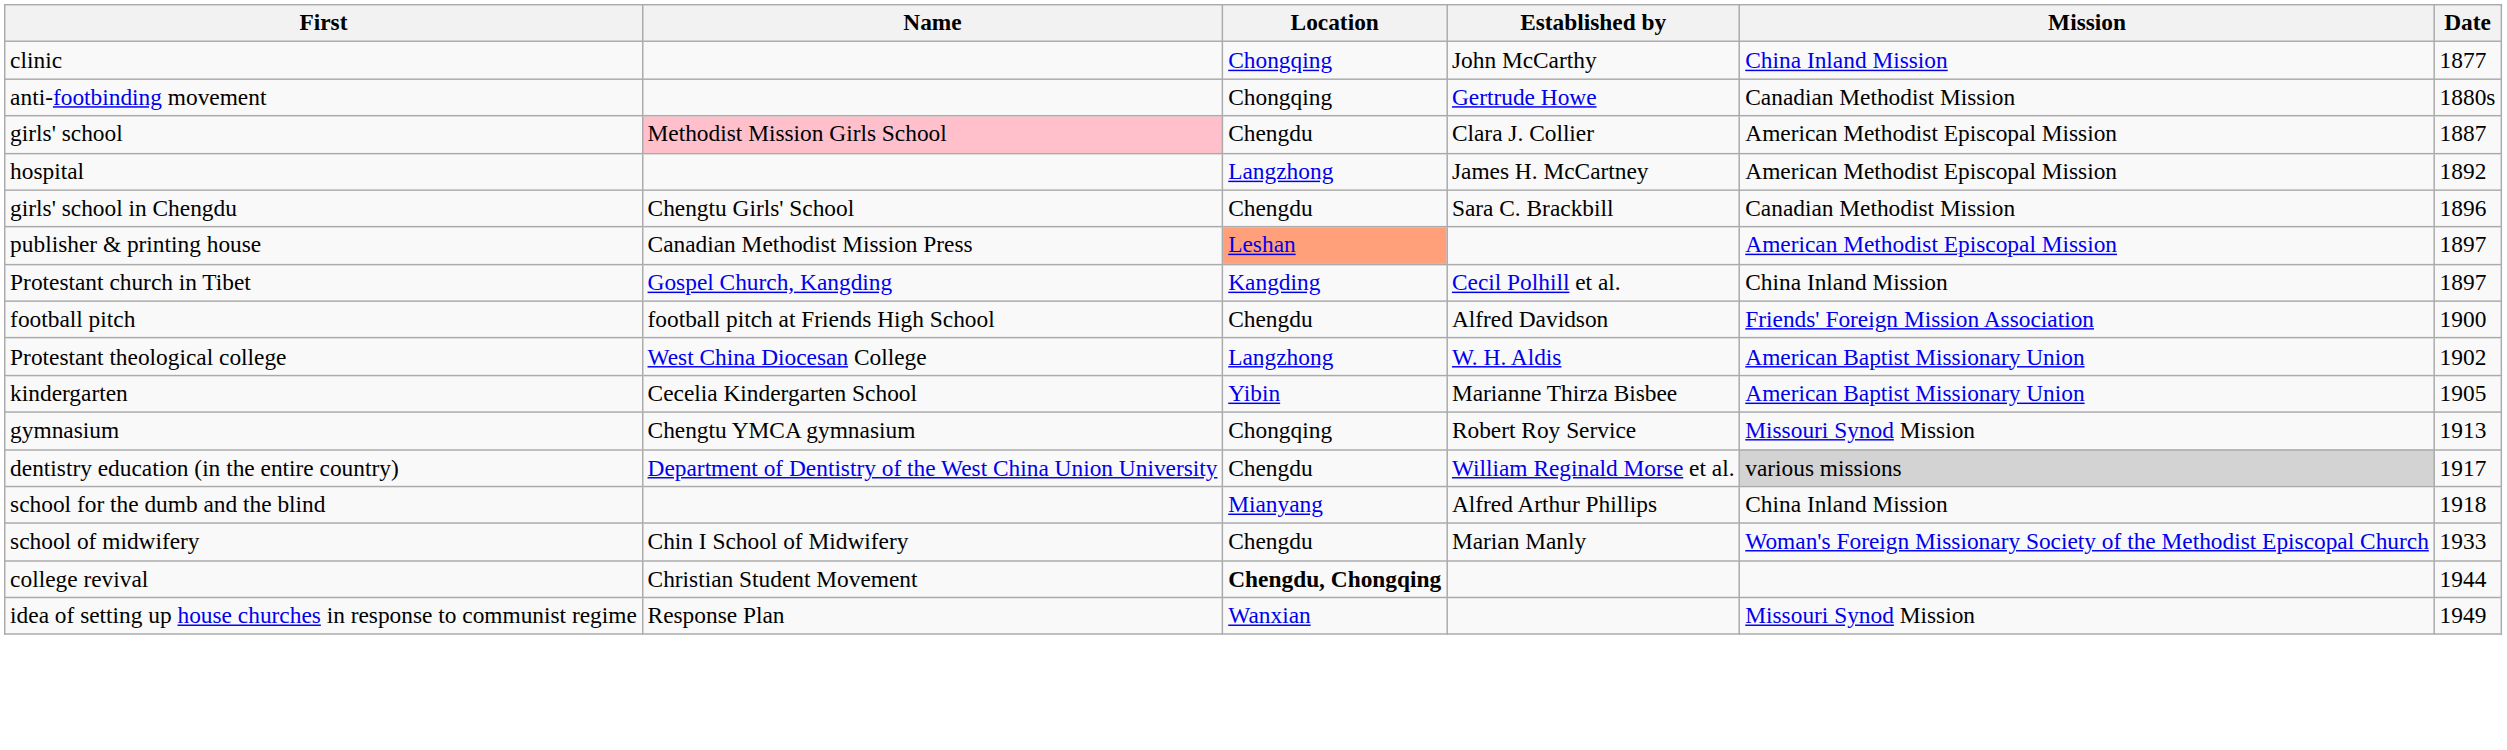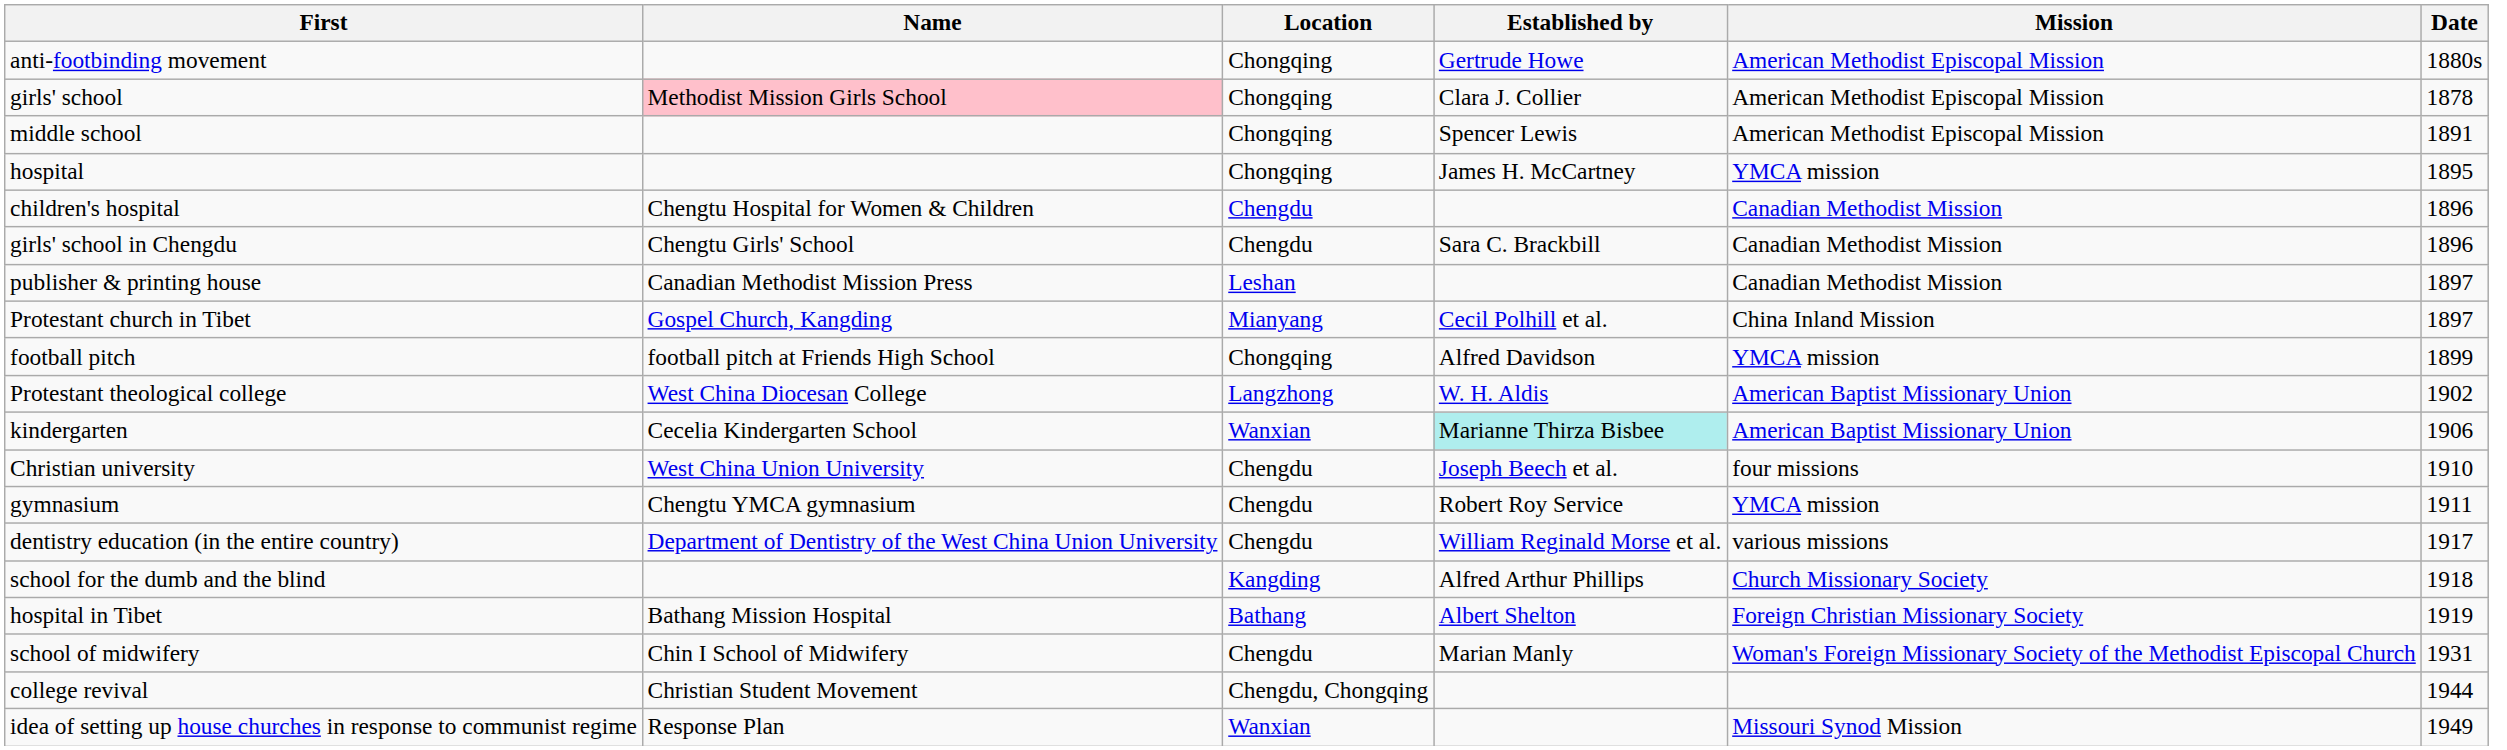- row: (36, 60)
(1880, 97) Canadian Methodist Mission -> (1918, 60) American Methodist Episcopal Mission
(1270, 134) Chengdu -> (1280, 97) Chongqing
(2463, 134) 1887 -> (2450, 97) 1878
+ row: (76, 134)
(1281, 171) Langzhong -> (1280, 171) Chongqing
(1931, 171) American Methodist Episcopal Mission -> (1806, 171) YMCA mission
(2463, 171) 1892 -> (2450, 171) 1895
+ row: (95, 208)
(1262, 245) lightsalmon background -> (1262, 282) no background
(1931, 245) American Methodist Episcopal Mission -> (1867, 282) Canadian Methodist Mission
(1274, 282) Kangding -> (1276, 319) Mianyang
(1270, 319) Chengdu -> (1280, 356) Chongqing
(1920, 319) Friends' Foreign Mission Association -> (1806, 356) YMCA mission
(2463, 319) 1900 -> (2450, 356) 1899
(1254, 393) Yibin -> (1269, 430) Wanxian
(1565, 393) no background -> (1552, 430) paleturquoise background
(2463, 393) 1905 -> (2450, 430) 1906
+ row: (103, 467)
(1280, 430) Chongqing -> (1270, 504) Chengdu
(1860, 430) Missouri Synod Mission -> (1806, 504) YMCA mission
(2463, 430) 1913 -> (2449, 504) 1911
(1823, 467) lightgrey background -> (1810, 541) no background
(1276, 504) Mianyang -> (1274, 578) Kangding
(1846, 504) China Inland Mission -> (1860, 578) Church Missionary Society
+ row: (86, 615)
(2463, 541) 1933 -> (2450, 652) 1931
(1335, 578) bold -> (1328, 689) normal
